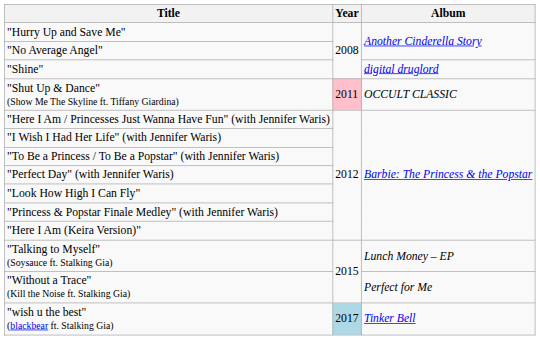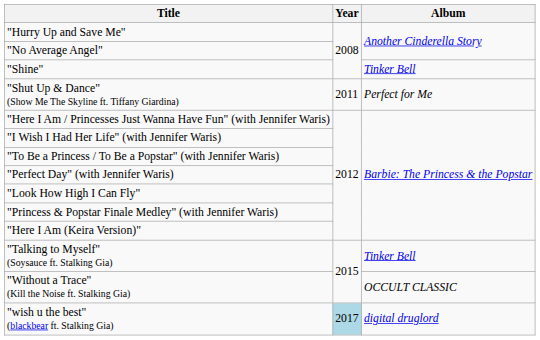(401, 69) digital druglord -> (390, 69) Tinker Bell
(347, 94) pink background -> (347, 94) no background
(410, 94) OCCULT CLASSIC -> (398, 94) Perfect for Me
(409, 255) Lunch Money – EP -> (390, 255) Tinker Bell
(398, 287) Perfect for Me -> (410, 287) OCCULT CLASSIC
(390, 319) Tinker Bell -> (401, 319) digital druglord
